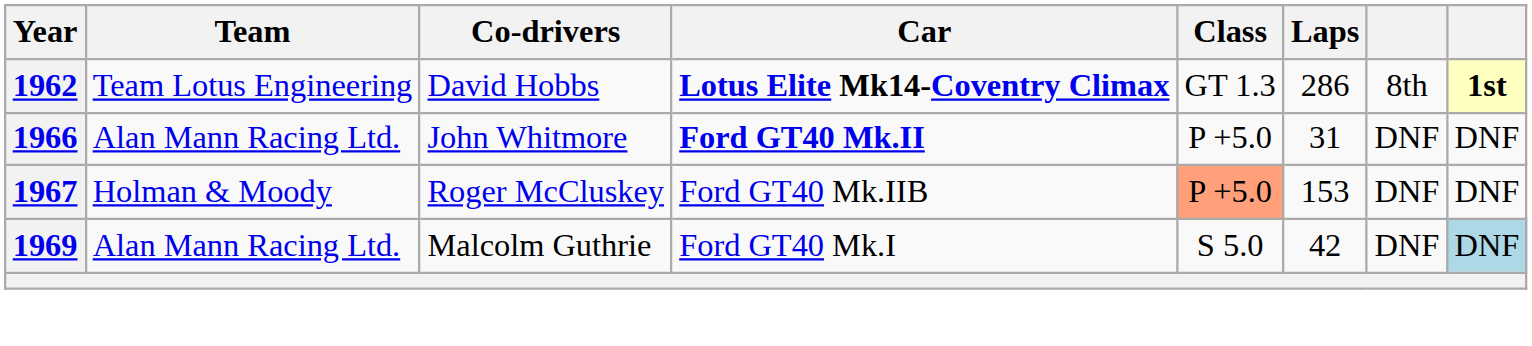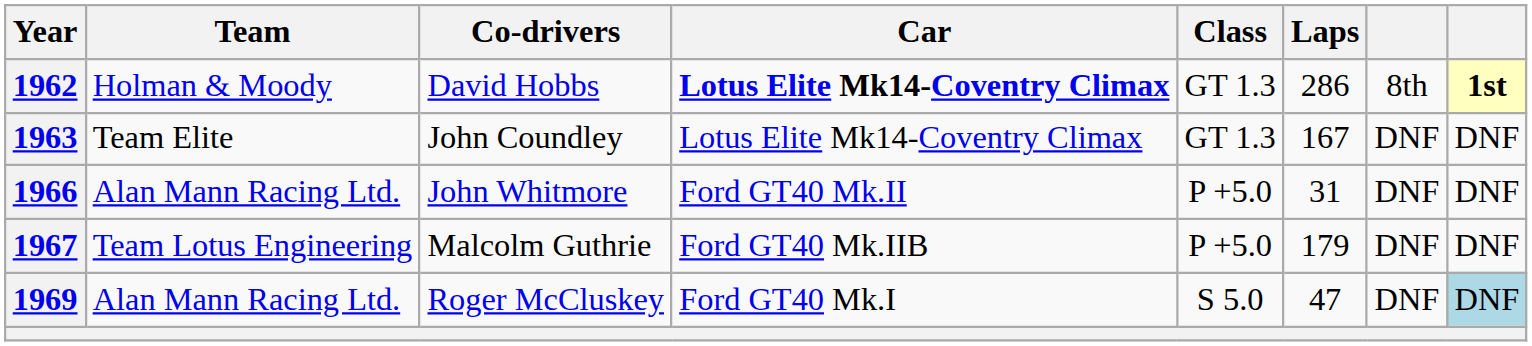(252, 85) Team Lotus Engineering -> (212, 85) Holman & Moody
+ row: (45, 138)
(802, 138) bold -> (793, 191) normal
(212, 191) Holman & Moody -> (252, 245) Team Lotus Engineering
(546, 191) Roger McCluskey -> (539, 245) Malcolm Guthrie
(1230, 191) lightsalmon background -> (1230, 245) no background
(1325, 191) 153 -> (1325, 245) 179
(539, 245) Malcolm Guthrie -> (546, 298) Roger McCluskey
(1325, 245) 42 -> (1325, 298) 47
